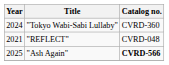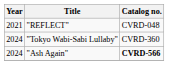rows swapped: (48, 39) <-> (72, 25)
(14, 53) 2025 -> (14, 53) 2024
